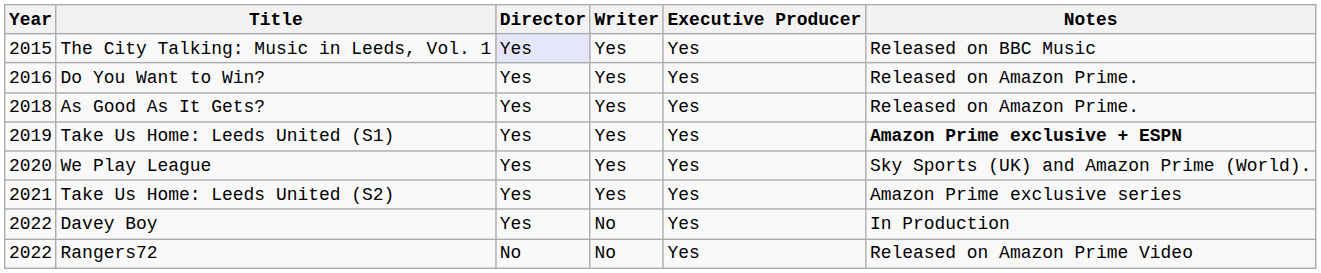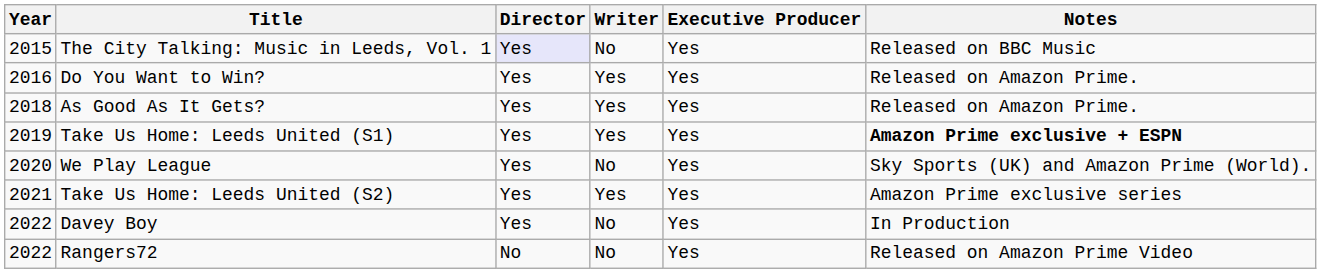(611, 49) Yes -> (605, 49) No
(611, 166) Yes -> (605, 166) No
